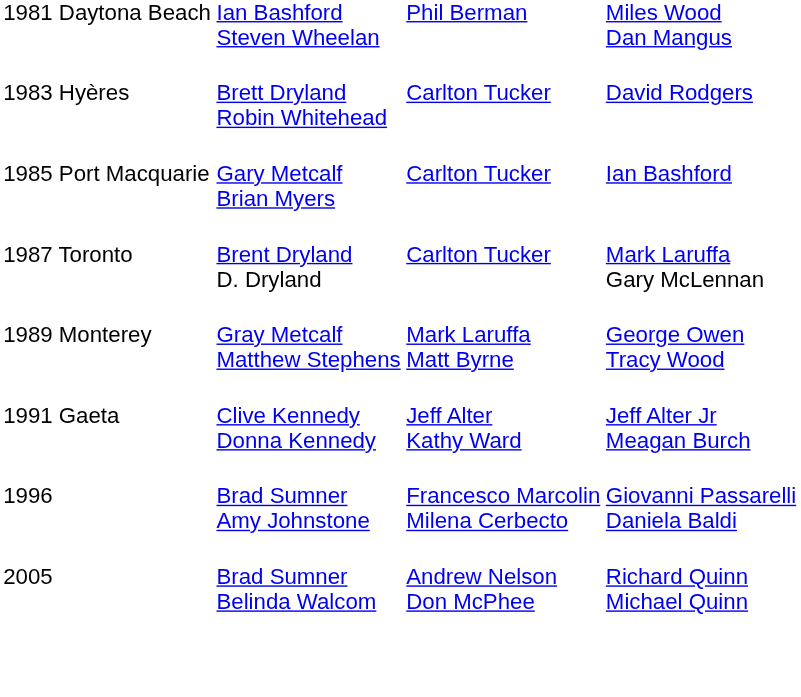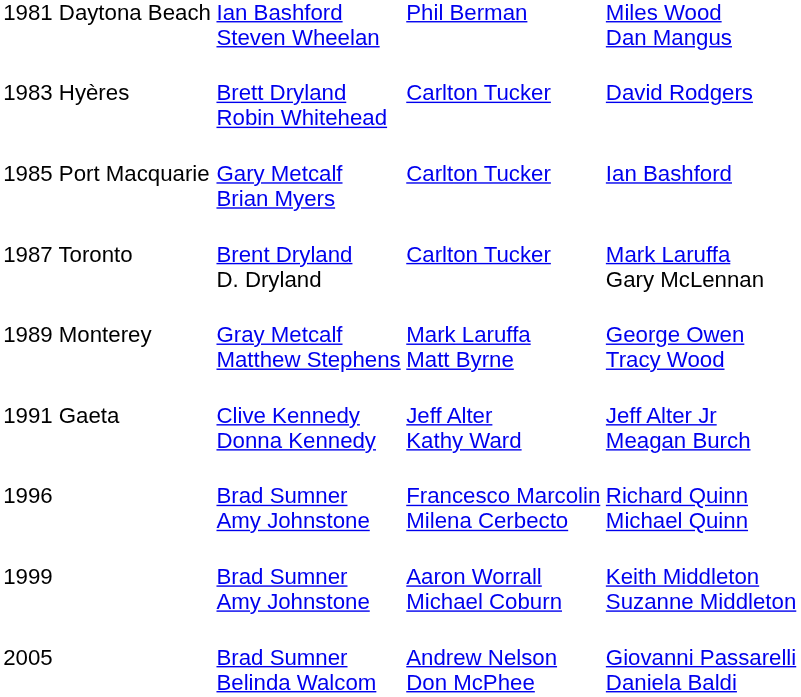(701, 508) Giovanni Passarelli Daniela Baldi -> (677, 508) Richard Quinn Michael Quinn
+ row: (28, 576)
(677, 589) Richard Quinn Michael Quinn -> (701, 669) Giovanni Passarelli Daniela Baldi
